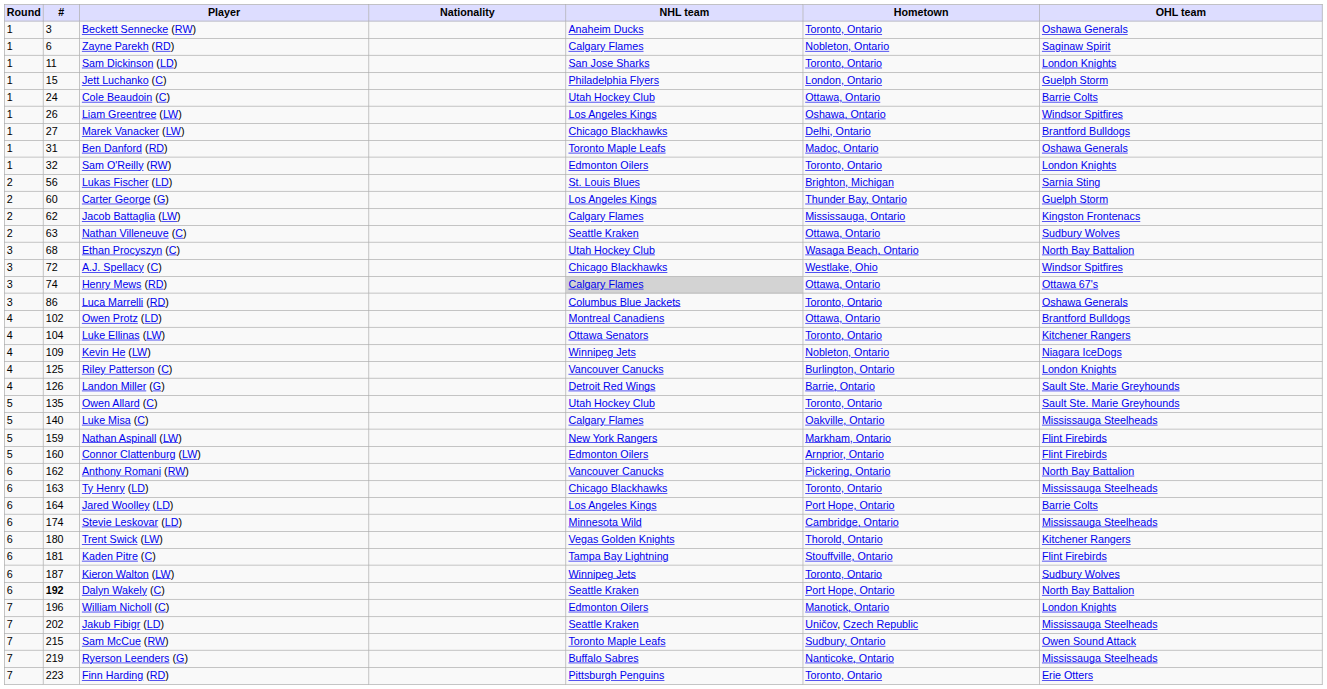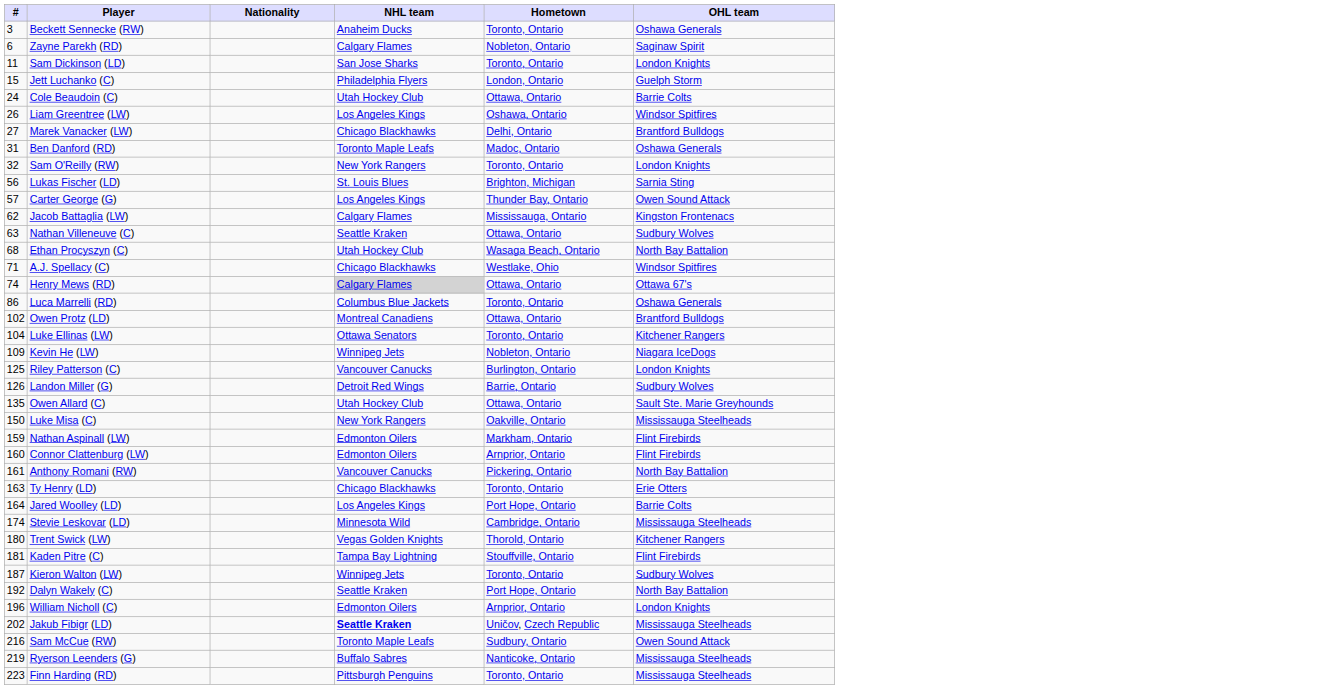- column: (24, 13)
(608, 166) Edmonton Oilers -> (381, 166) New York Rangers
(52, 200) 60 -> (13, 200) 57
(1075, 200) Guelph Storm -> (683, 200) Owen Sound Attack
(52, 268) 72 -> (13, 268) 71
(1111, 387) Sault Ste. Marie Greyhounds -> (675, 387) Sudbury Wolves
(844, 404) Toronto, Ontario -> (524, 404) Ottawa, Ontario
(55, 421) 140 -> (16, 421) 150
(606, 421) Calgary Flames -> (381, 421) New York Rangers
(613, 438) New York Rangers -> (377, 438) Edmonton Oilers
(55, 472) 162 -> (16, 472) 161
(1100, 489) Mississauga Steelheads -> (661, 489) Erie Otters
(55, 591) bold -> (16, 591) normal
(847, 608) Manotick, Ontario -> (526, 608) Arnprior, Ontario
(604, 625) normal -> (374, 625) bold
(55, 642) 215 -> (16, 642) 216
(1068, 676) Erie Otters -> (694, 676) Mississauga Steelheads
